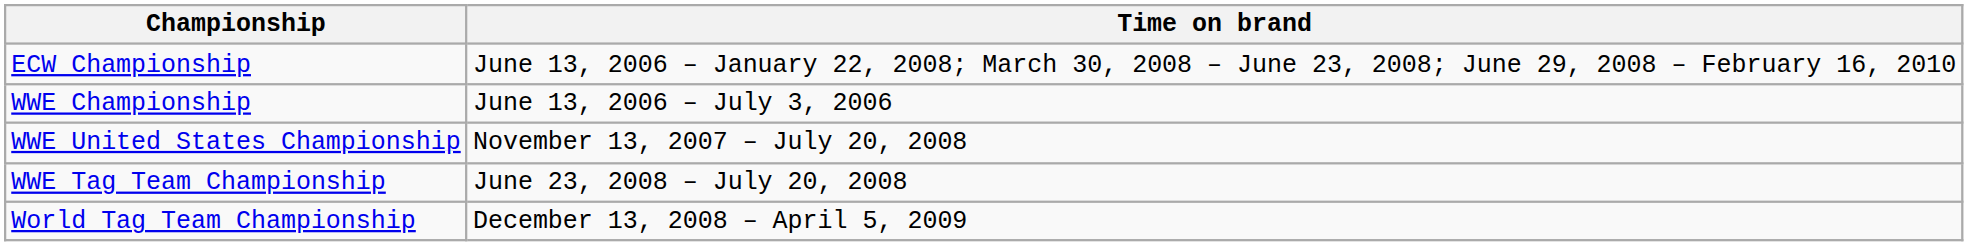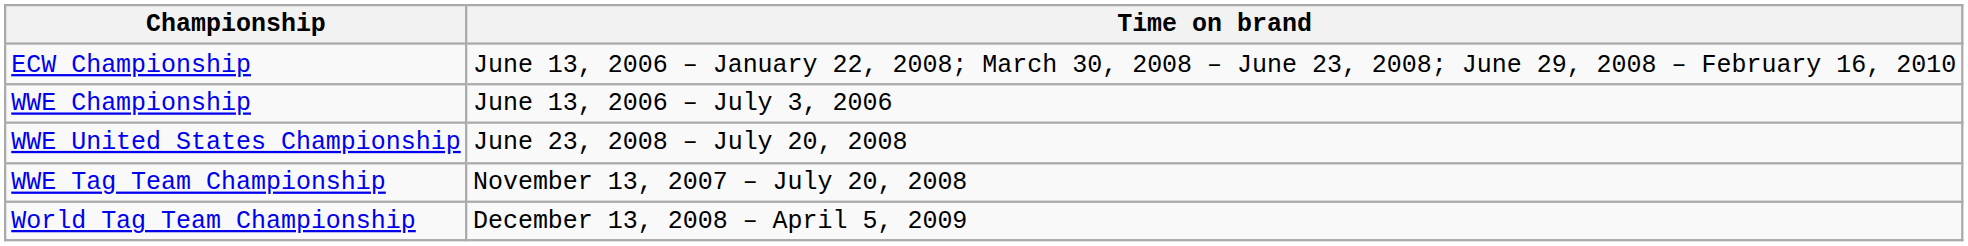(720, 143) November 13, 2007 – July 20, 2008 -> (690, 143) June 23, 2008 – July 20, 2008
(690, 182) June 23, 2008 – July 20, 2008 -> (720, 182) November 13, 2007 – July 20, 2008
